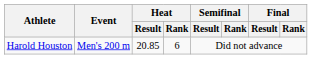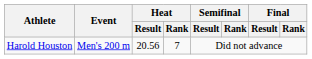(148, 46) 20.85 -> (148, 46) 20.56
(177, 46) 6 -> (177, 46) 7
